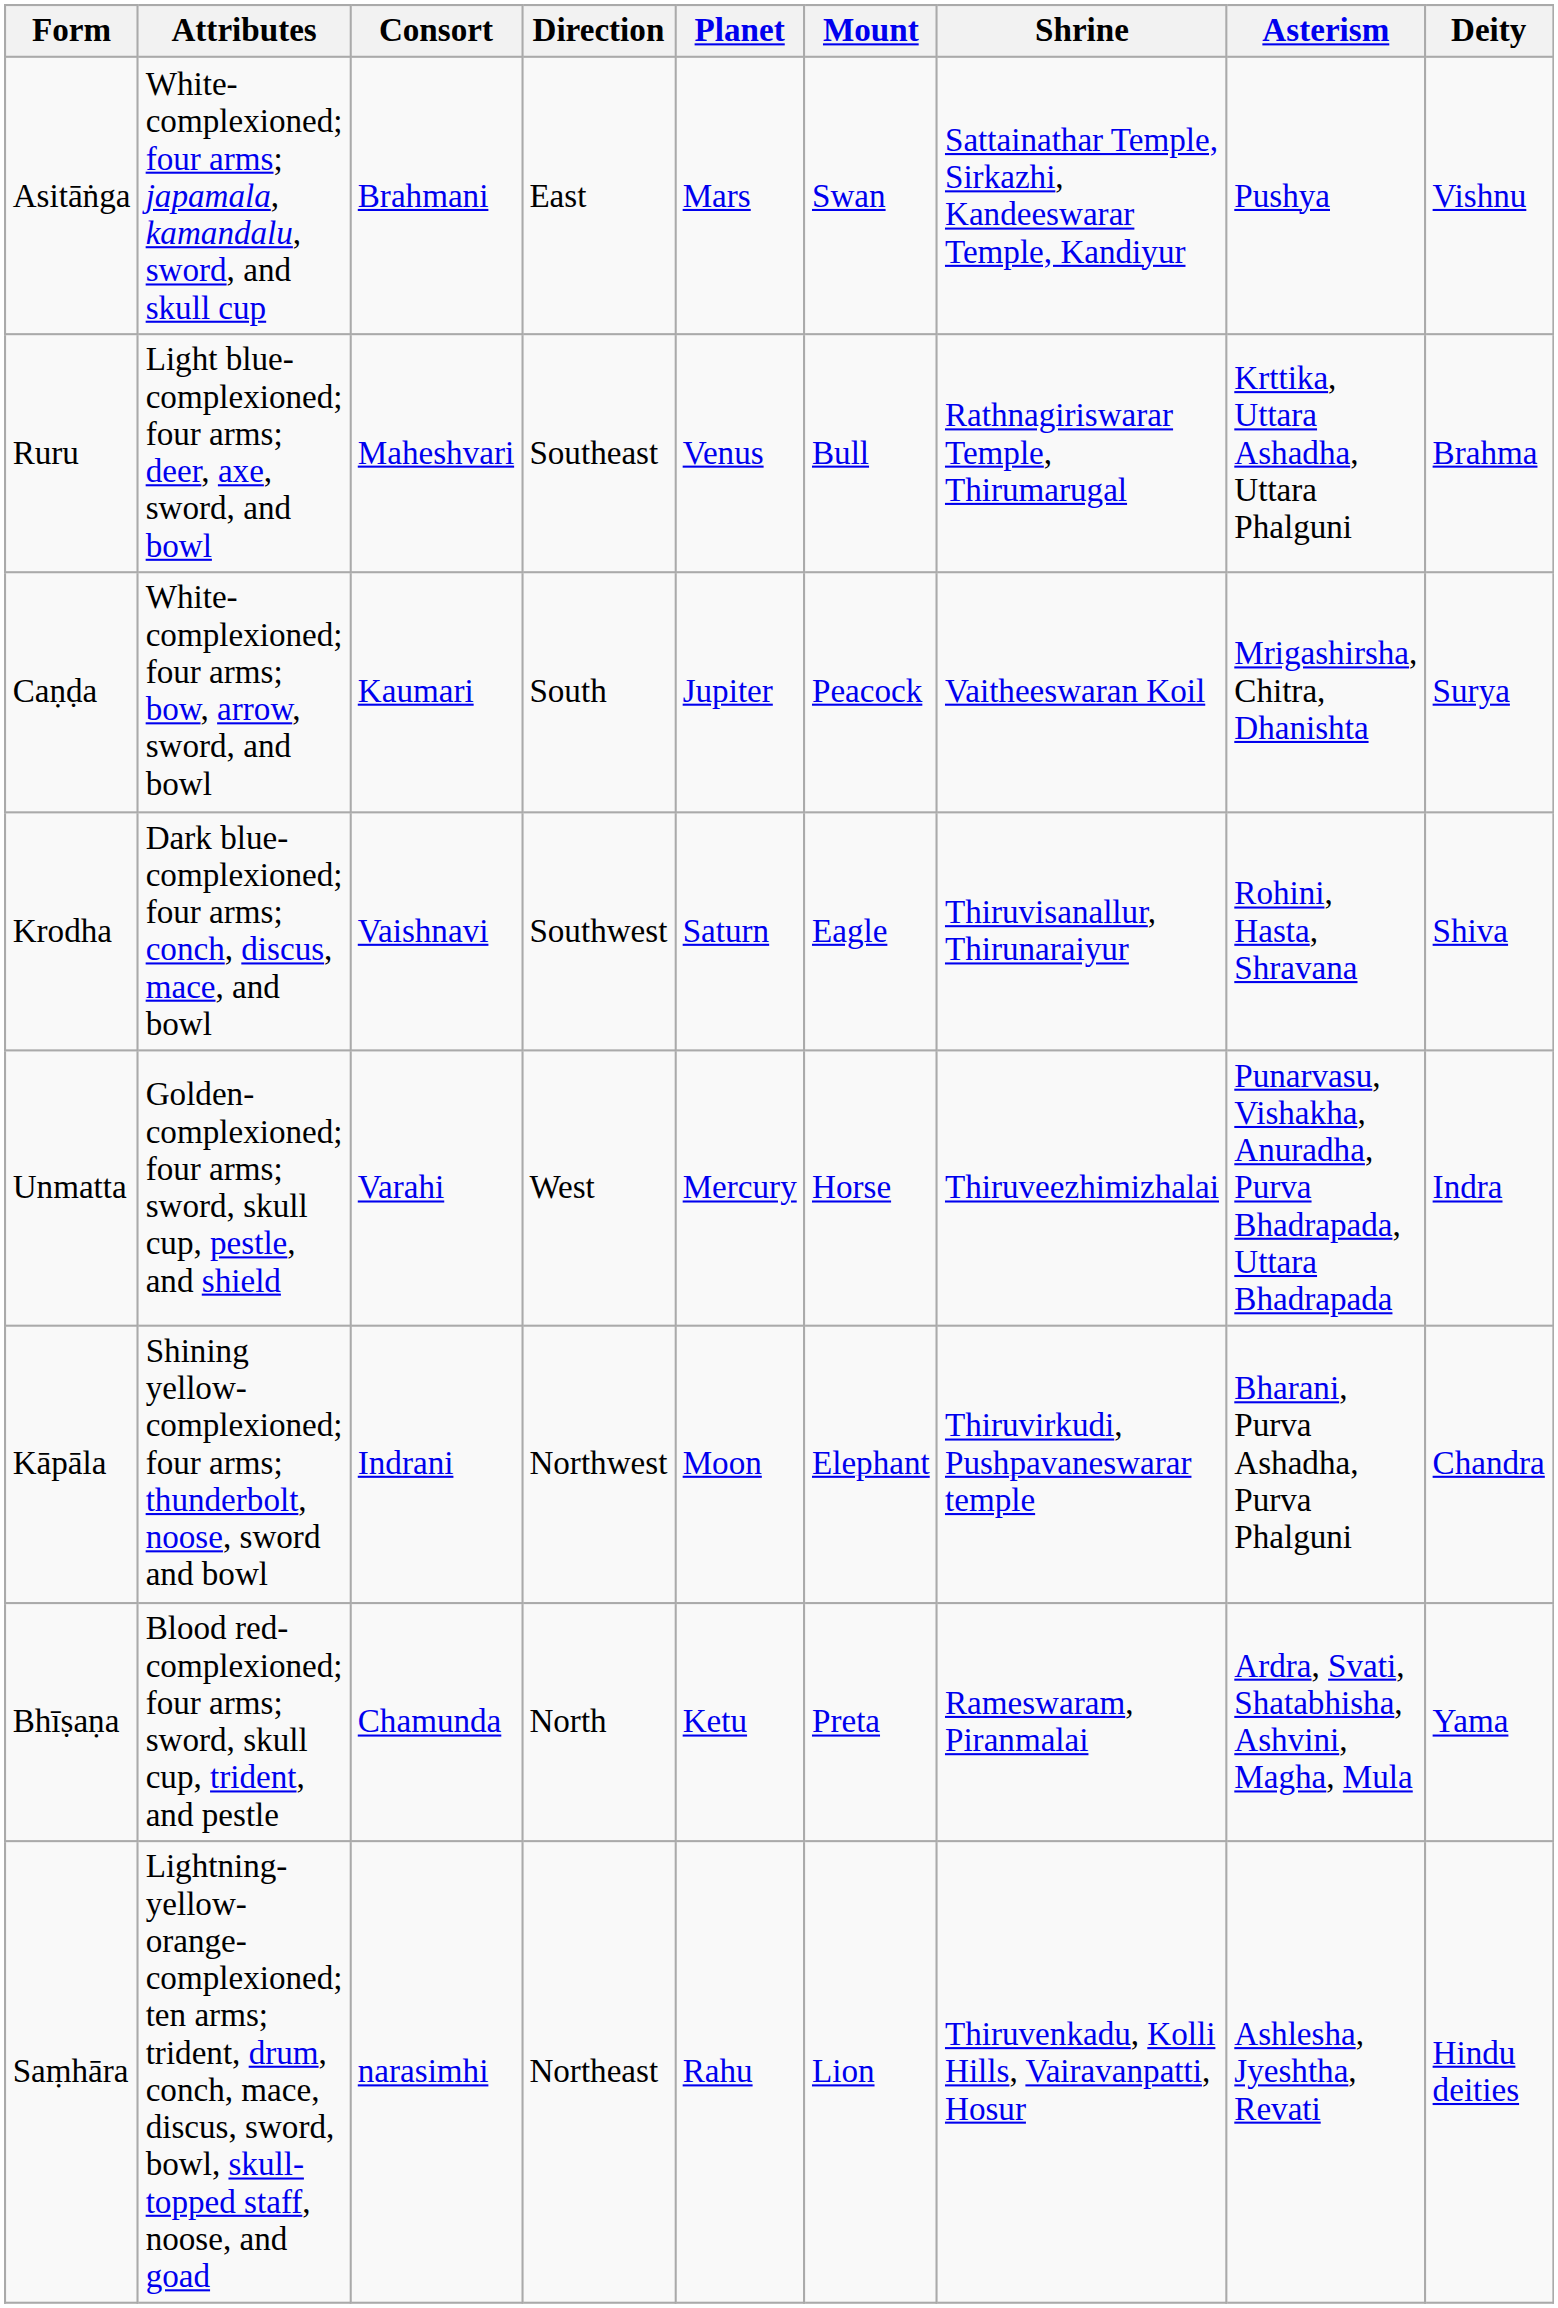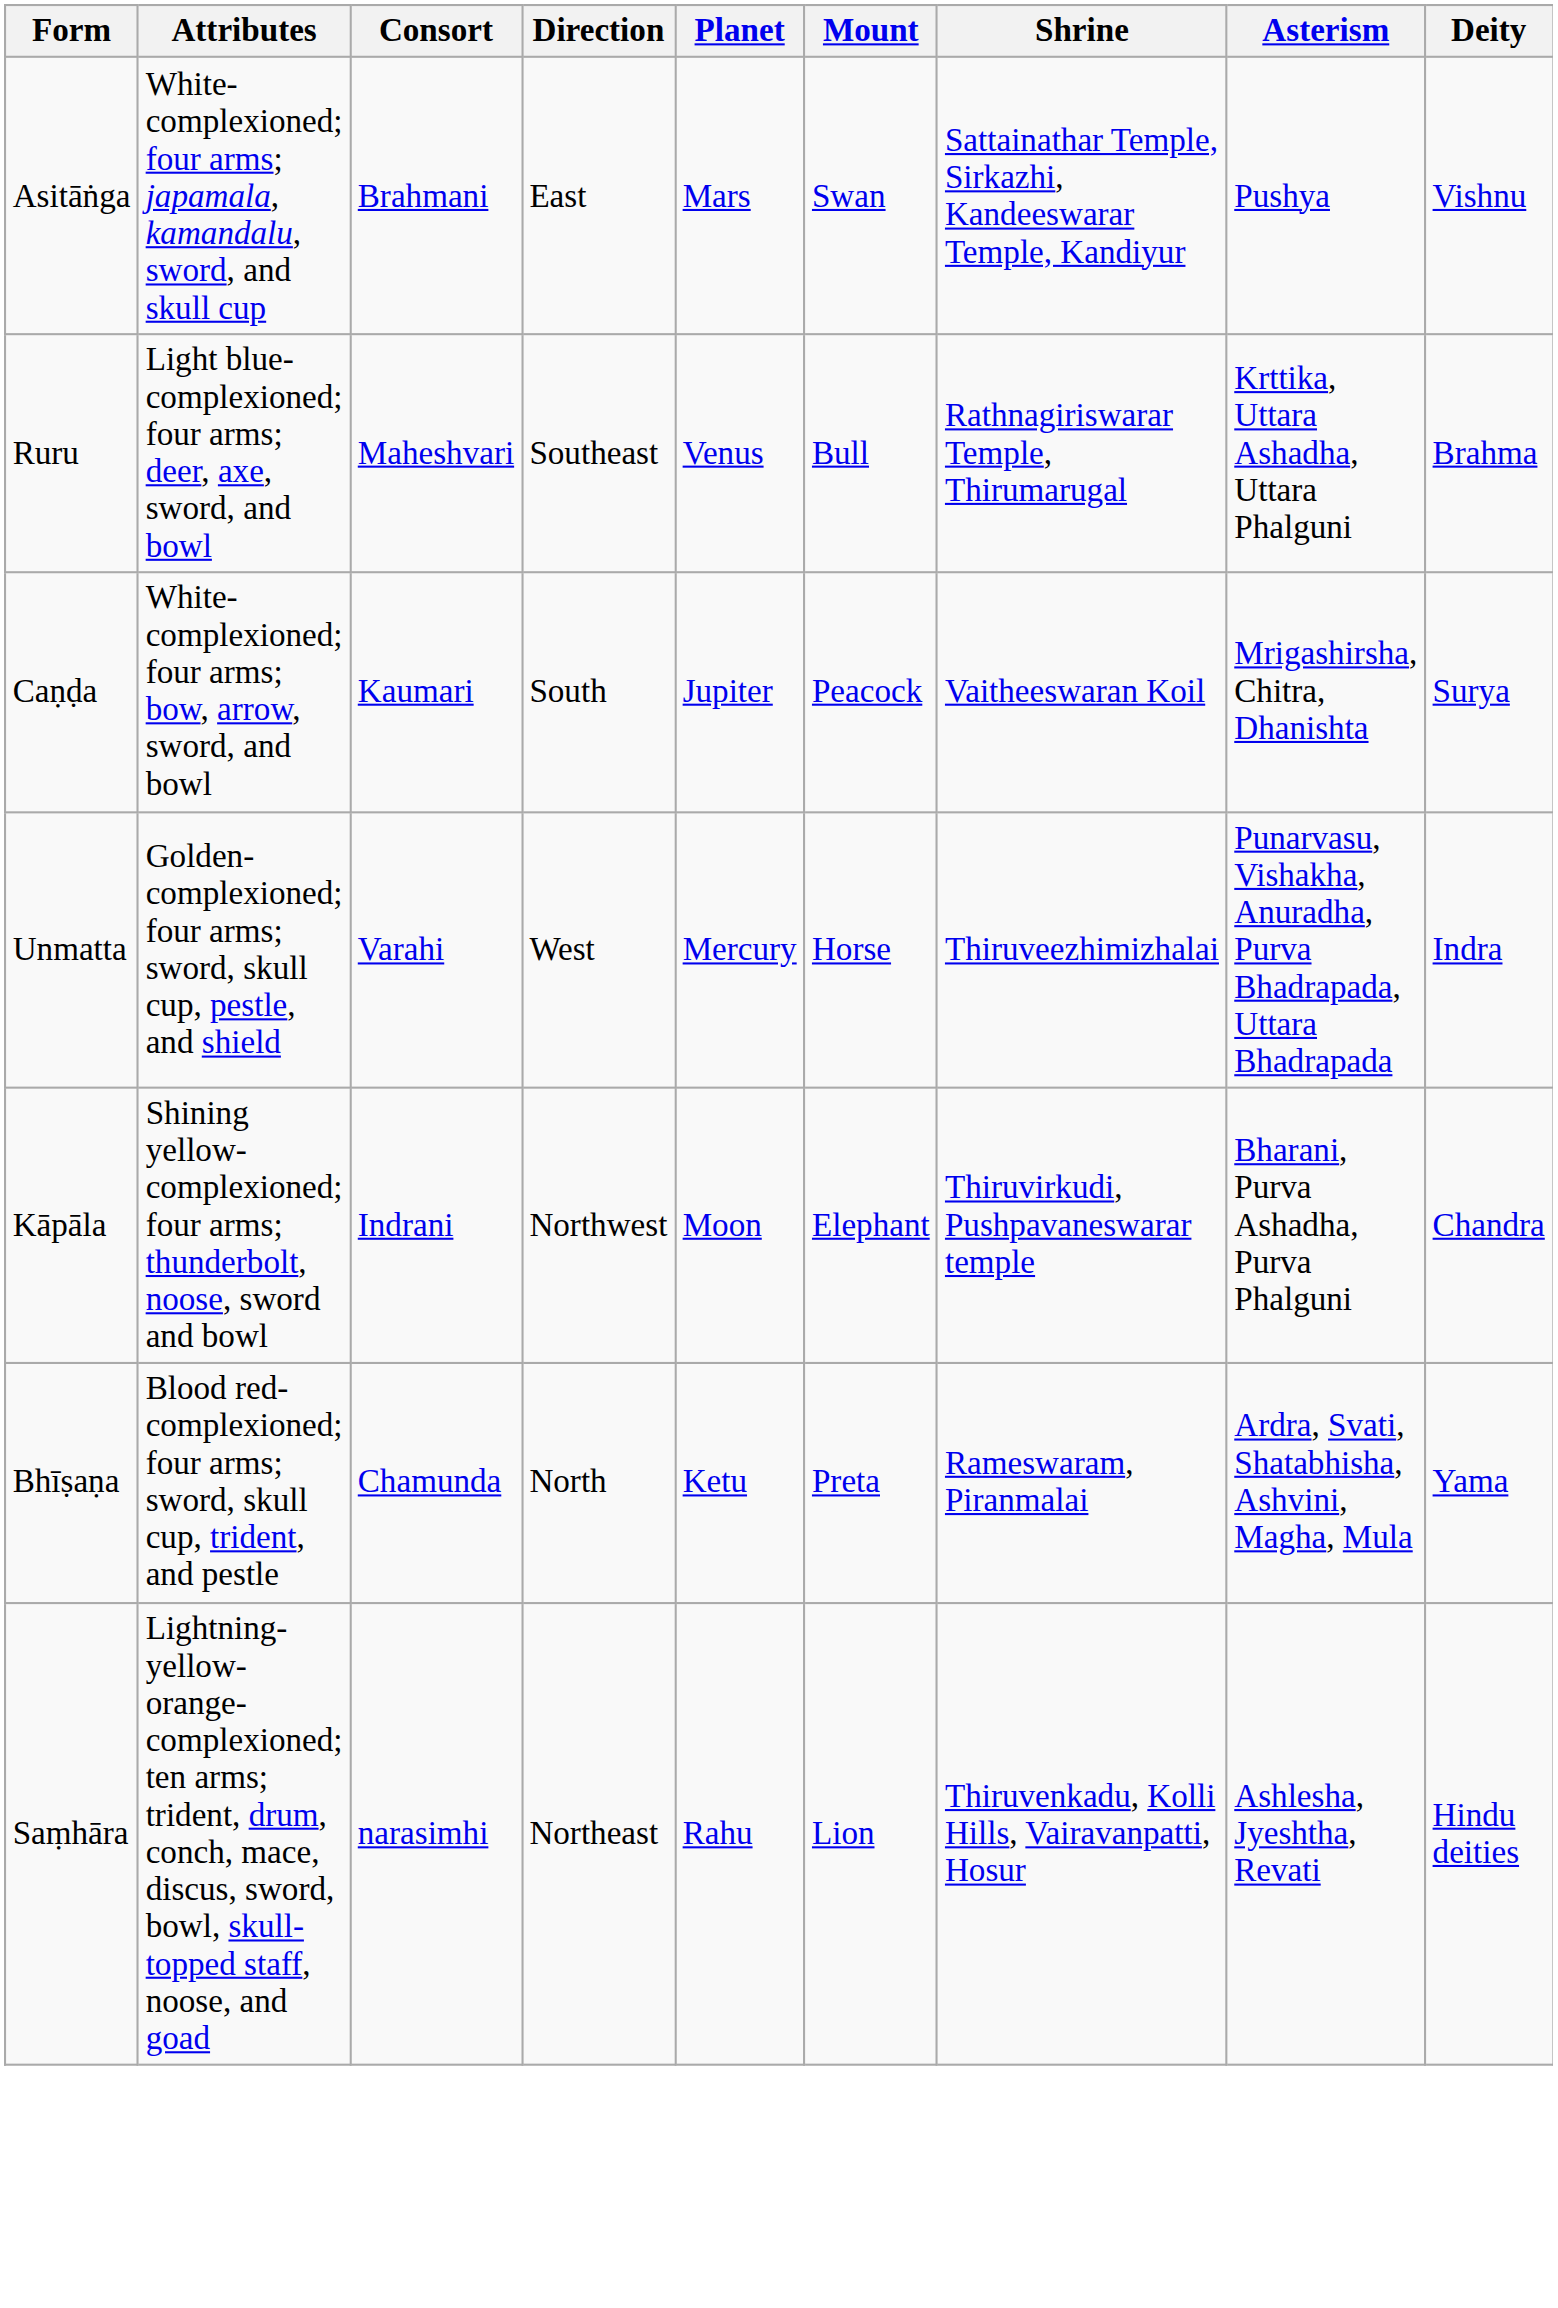- row: (62, 930)
